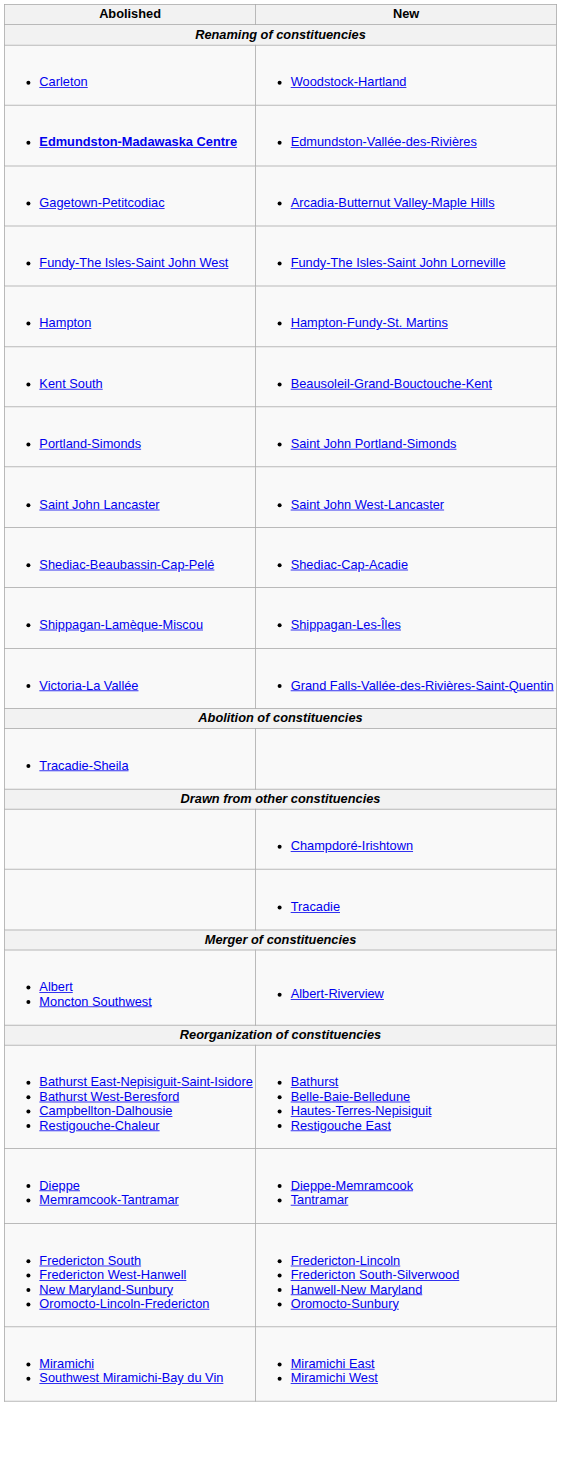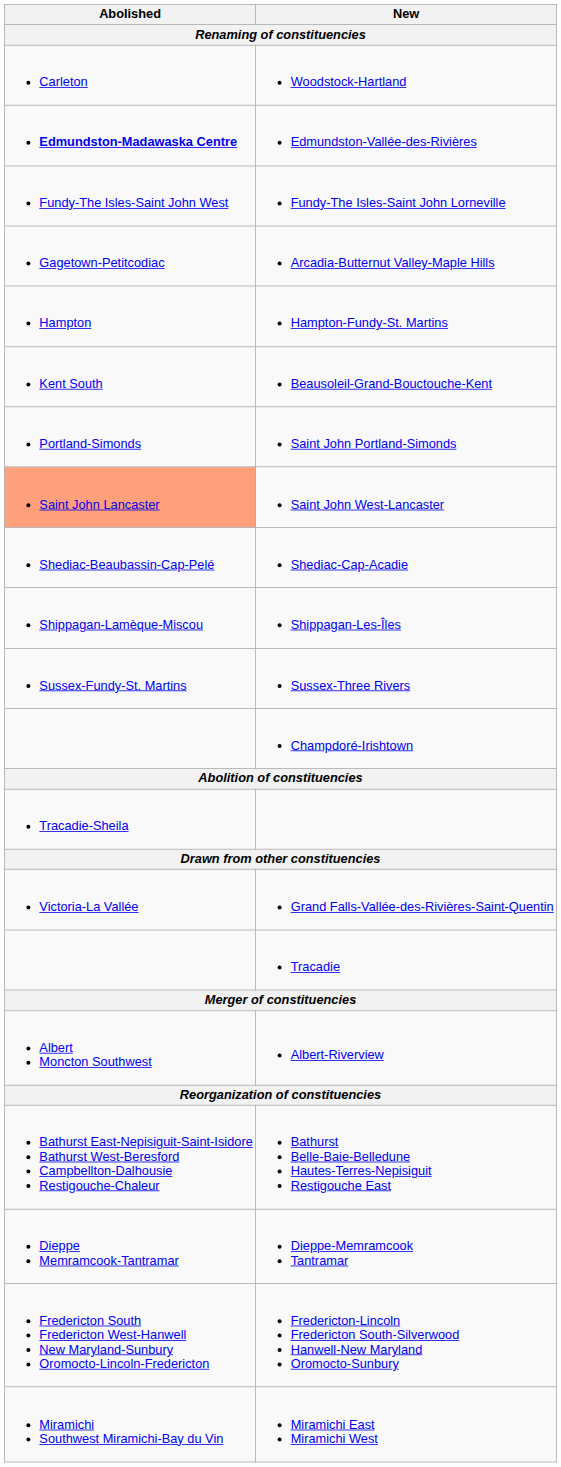rows swapped: (406, 263) <-> (406, 203)
(130, 504) no background -> (130, 504) lightsalmon background
+ row: (406, 685)
rows swapped: (406, 685) <-> (406, 847)
